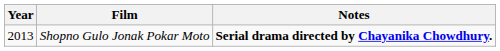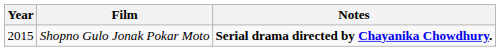(21, 35) 2013 -> (21, 35) 2015
